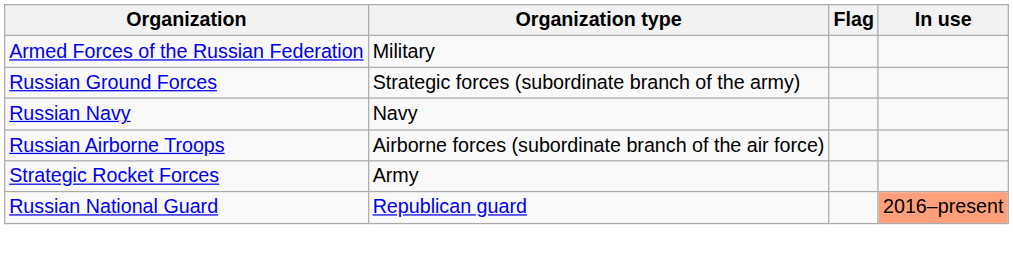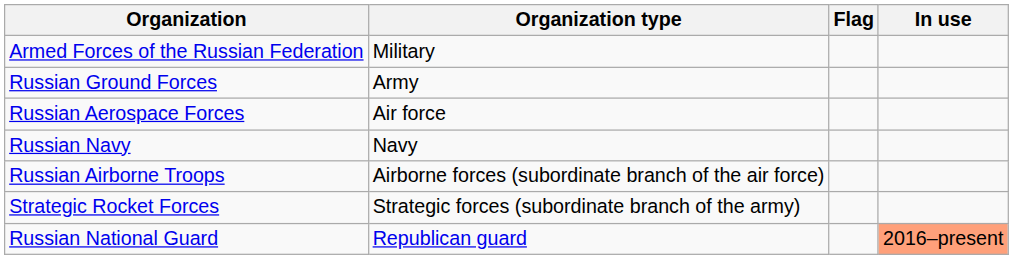(586, 82) Strategic forces (subordinate branch of the army) -> (396, 82) Army
+ row: (127, 113)
(396, 176) Army -> (586, 207) Strategic forces (subordinate branch of the army)
